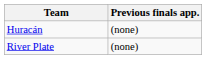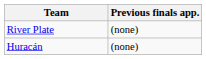rows swapped: (30, 46) <-> (25, 29)
